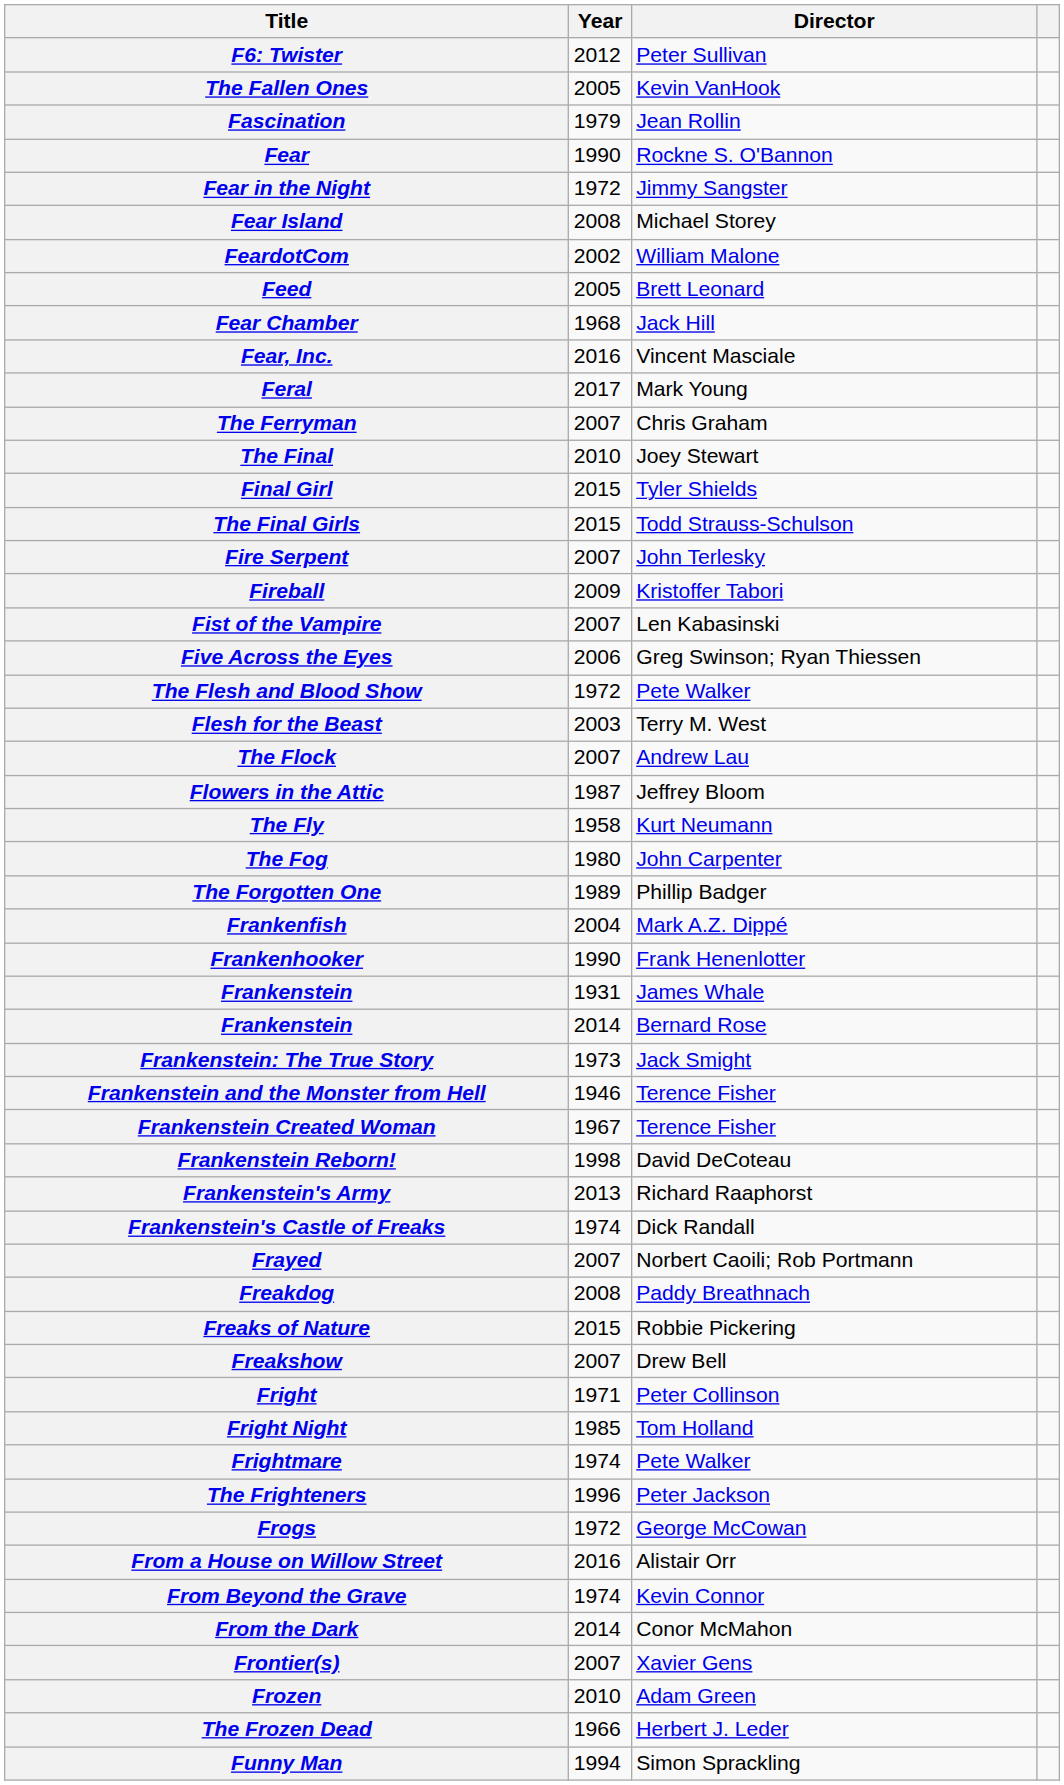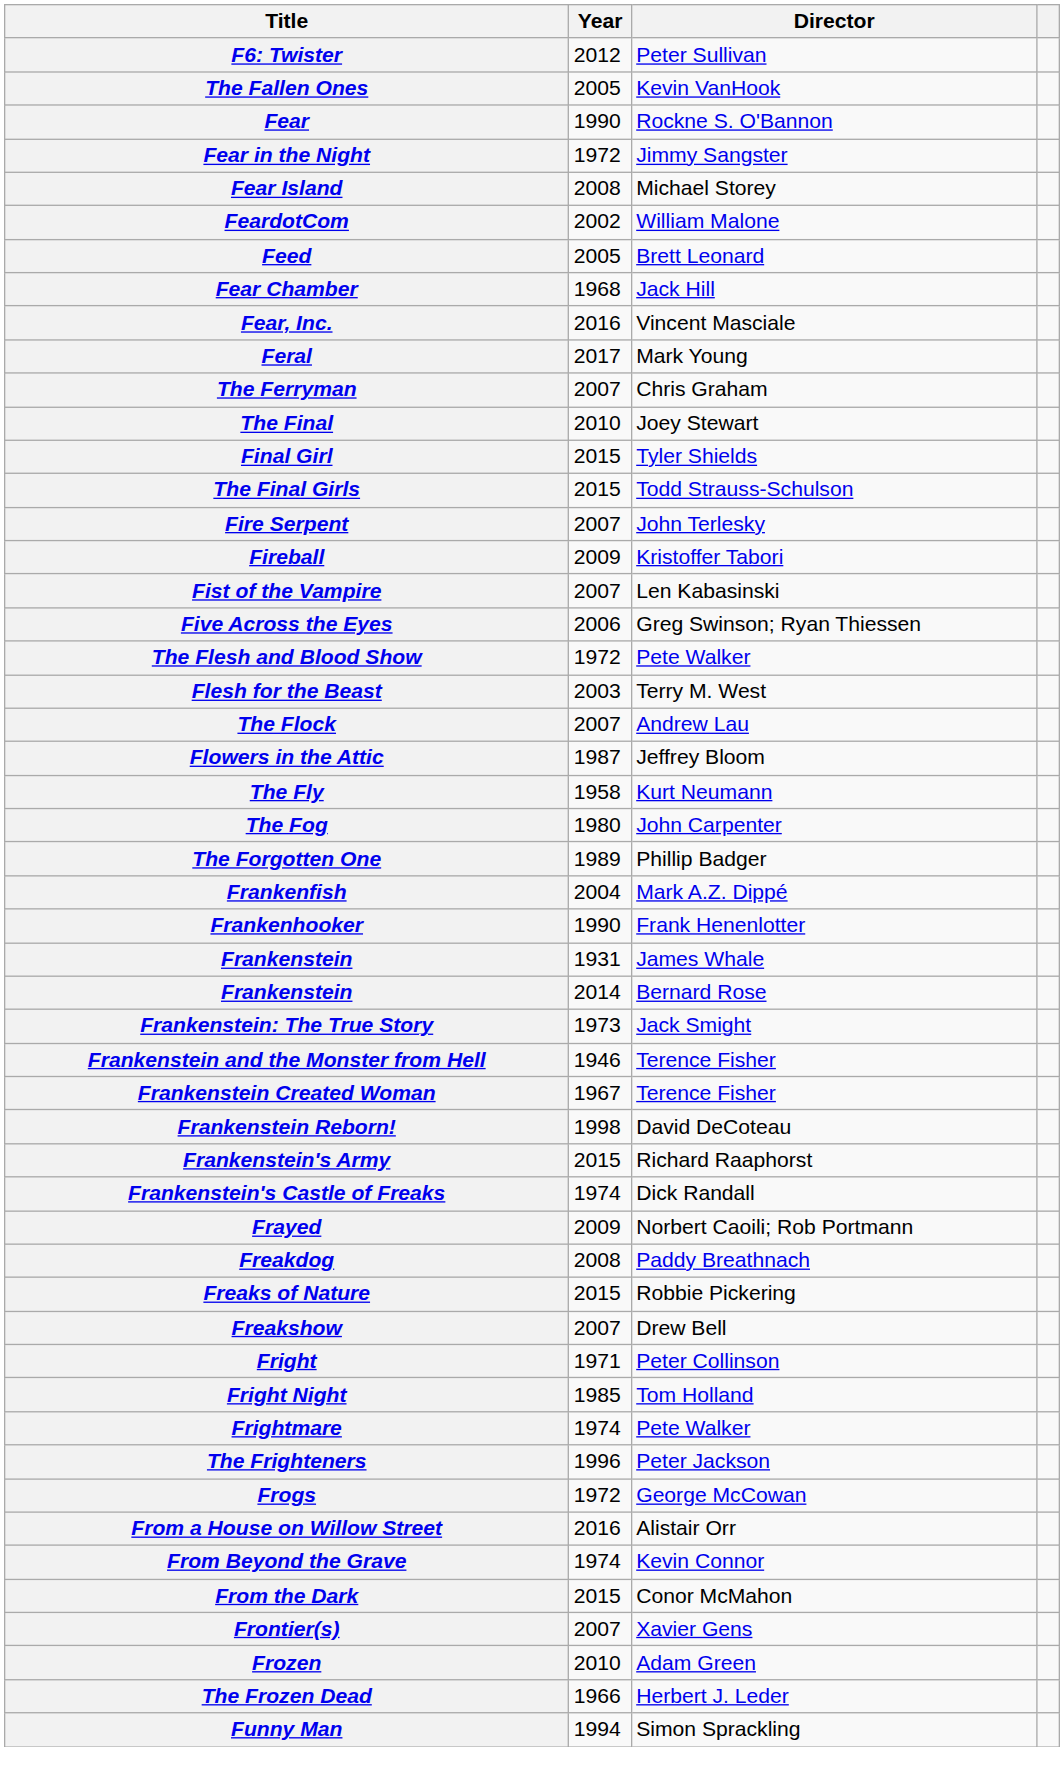- row: (287, 121)
(597, 1193) 2013 -> (597, 1160) 2015
(597, 1260) 2007 -> (597, 1227) 2009
(597, 1629) 2014 -> (597, 1595) 2015
